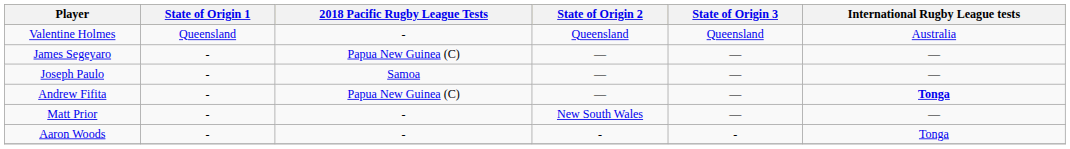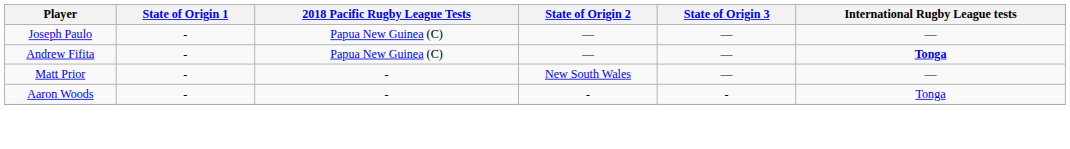- row: (72, 34)
- row: (72, 54)
(404, 74) Samoa -> (387, 34) Papua New Guinea (C)
